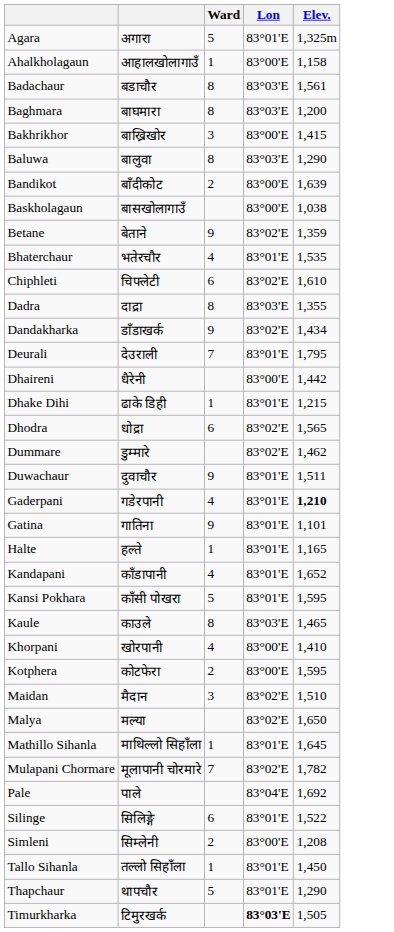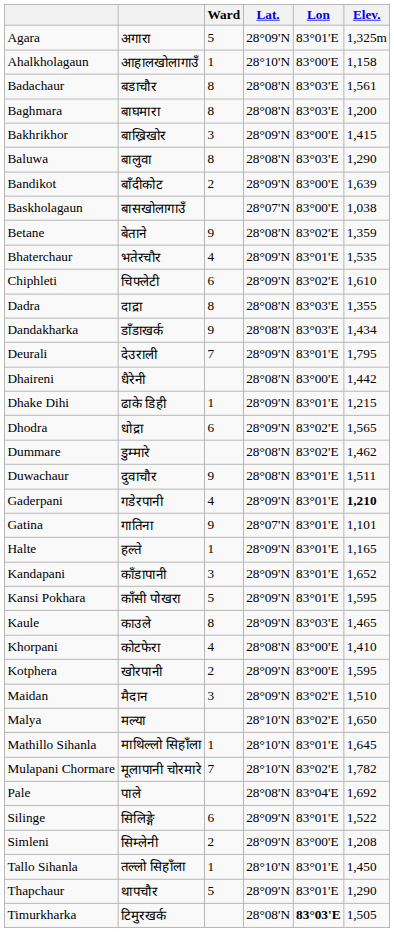+ column: (268, 15)
(267, 330) 83°02'E -> (317, 330) 83°03'E
(211, 574) 4 -> (211, 574) 3
(142, 648) खोरपानी -> (140, 648) कोटफेरा
(140, 672) कोटफेरा -> (142, 672) खोरपानी
